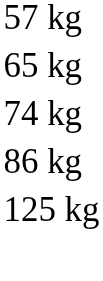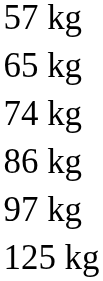+ row: (43, 209)
